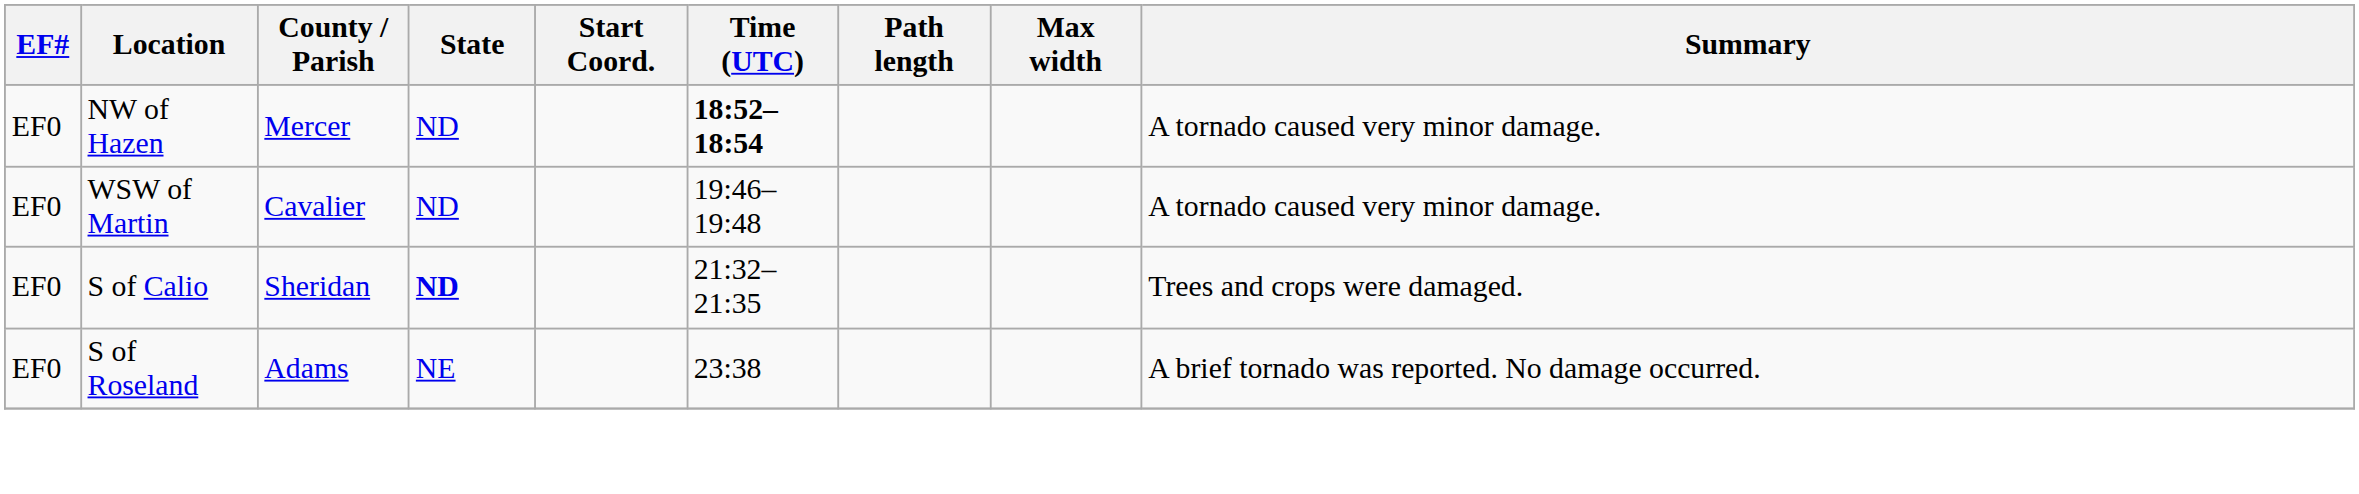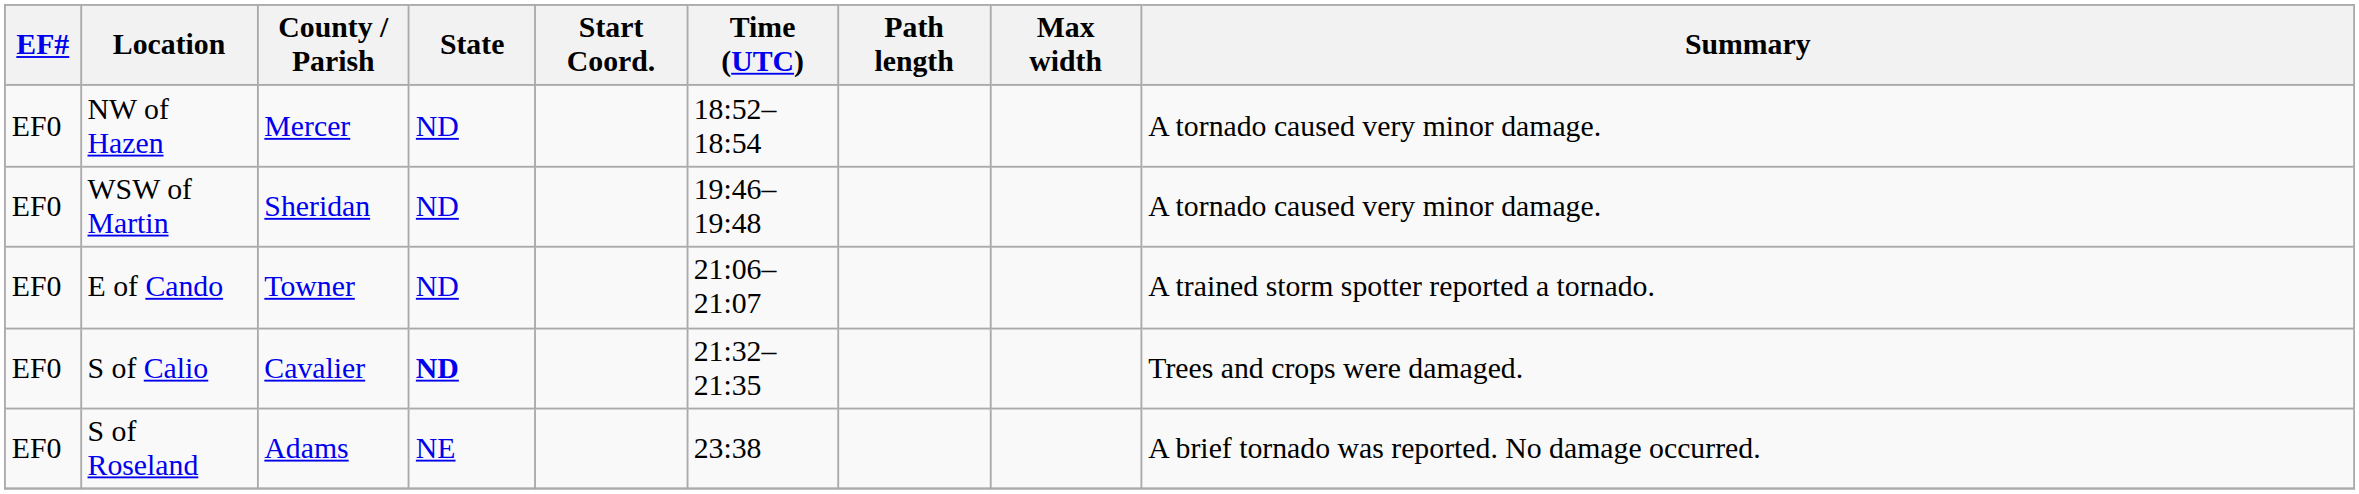(736, 125) bold -> (735, 125) normal
(315, 206) Cavalier -> (317, 206) Sheridan
+ row: (155, 286)
(317, 286) Sheridan -> (315, 367) Cavalier
